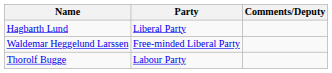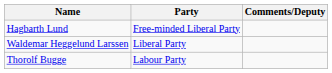(160, 28) Liberal Party -> (187, 28) Free-minded Liberal Party
(187, 44) Free-minded Liberal Party -> (160, 44) Liberal Party
